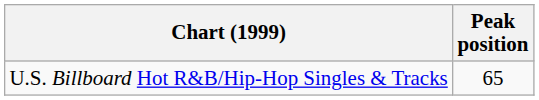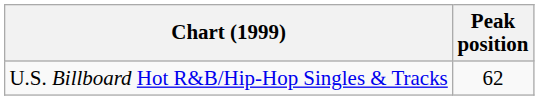(493, 77) 65 -> (493, 77) 62
